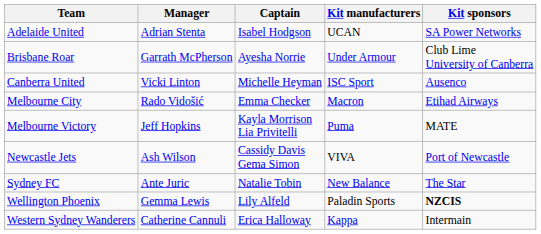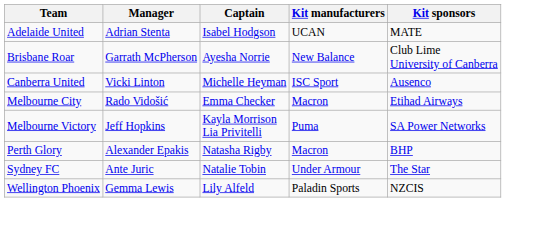(473, 32) SA Power Networks -> (406, 32) MATE
(362, 57) Under Armour -> (323, 57) New Balance
(441, 126) MATE -> (438, 126) SA Power Networks
- row: (42, 157)
+ row: (34, 151)
(359, 182) New Balance -> (326, 169) Under Armour
(443, 201) bold -> (407, 188) normal
- row: (71, 219)
